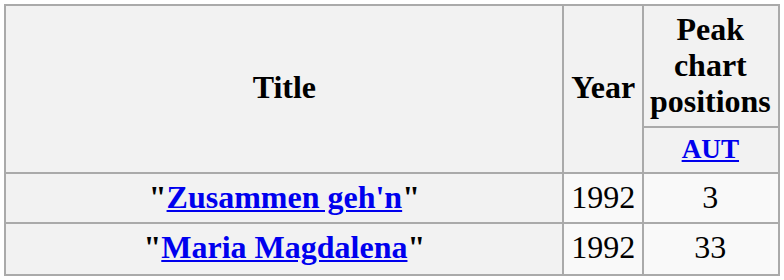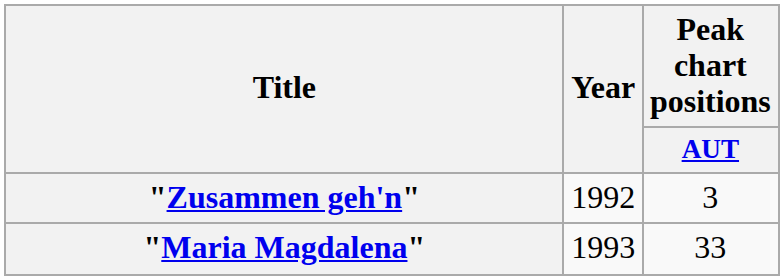(603, 248) 1992 -> (603, 248) 1993
